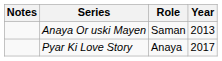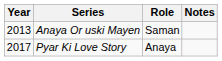columns swapped: (203, 13) <-> (22, 13)
